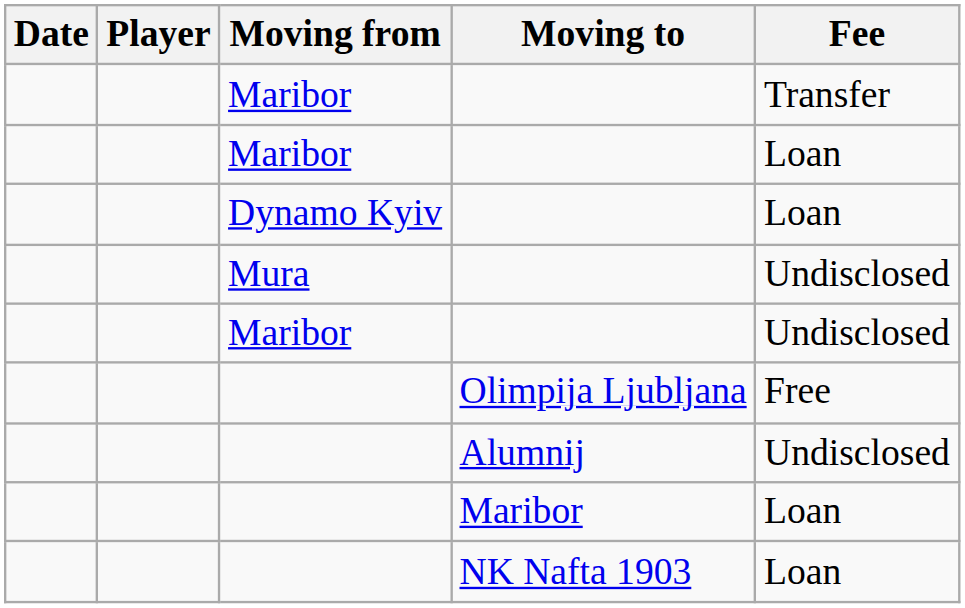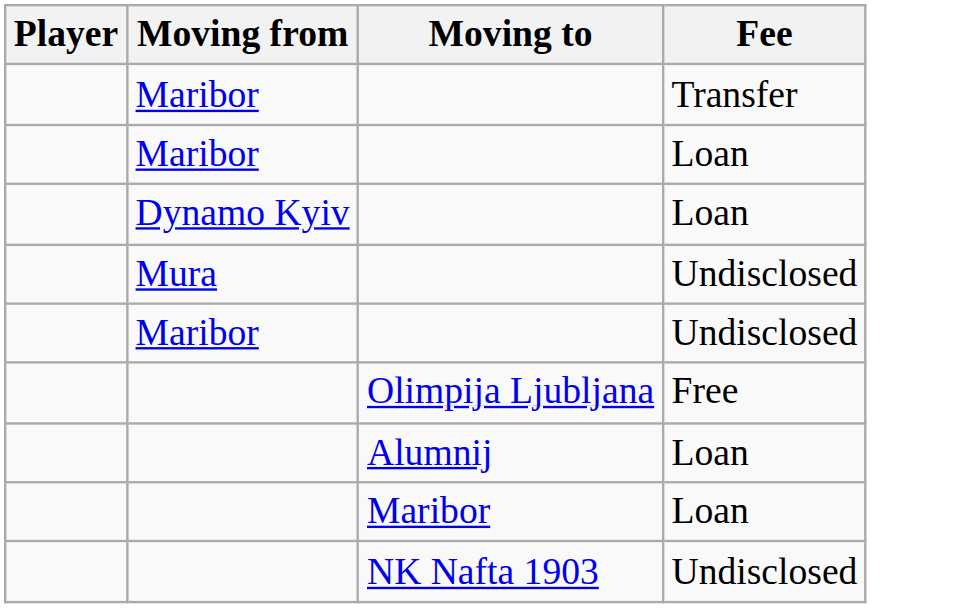- column: (51, 34)
(857, 451) Undisclosed -> (710, 451) Loan
(803, 570) Loan -> (764, 570) Undisclosed
